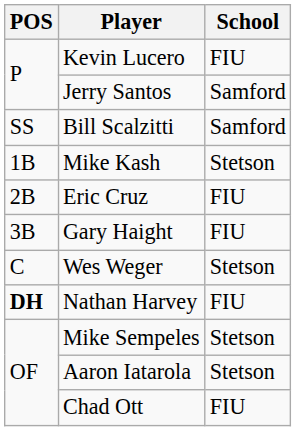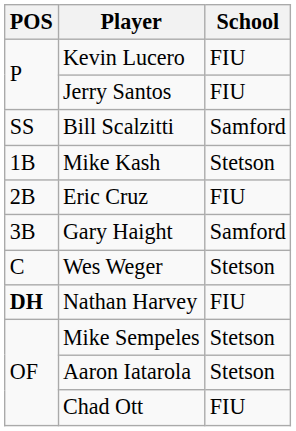(248, 92) Samford -> (228, 92) FIU
(228, 232) FIU -> (248, 232) Samford
